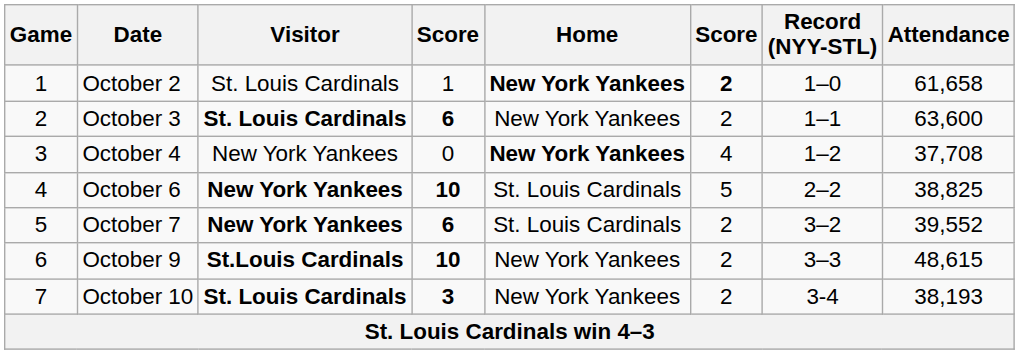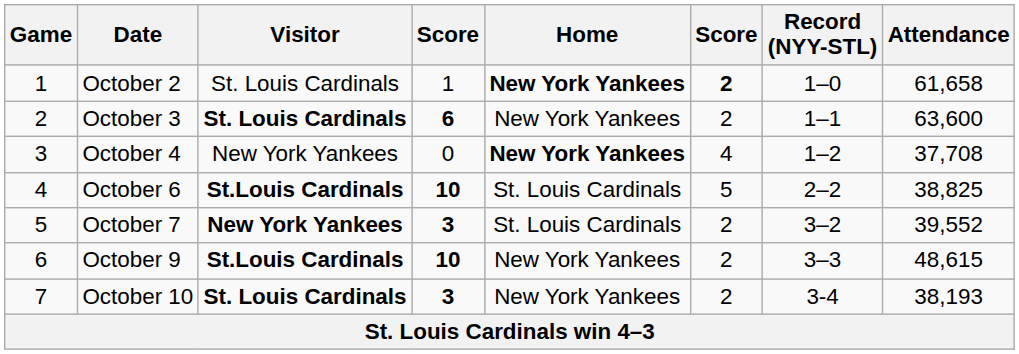(305, 189) New York Yankees -> (305, 189) St.Louis Cardinals
(448, 225) 6 -> (448, 225) 3
